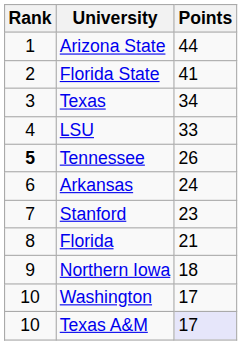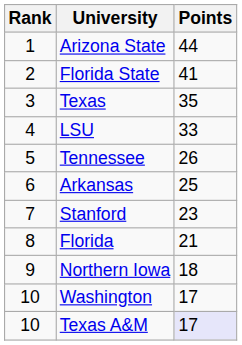(188, 102) 34 -> (188, 102) 35
(30, 158) bold -> (30, 158) normal
(188, 185) 24 -> (188, 185) 25
